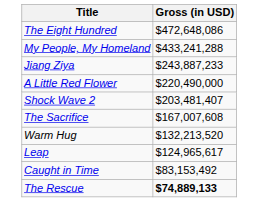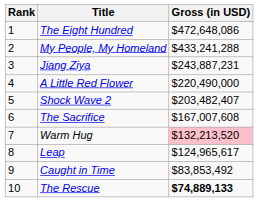+ column: (22, 13)
(189, 65) $243,887,233 -> (205, 65) $243,887,231
(189, 100) $203,481,407 -> (205, 100) $203,482,407
(189, 135) no background -> (205, 135) pink background
(186, 170) $83,153,492 -> (202, 170) $83,853,492
